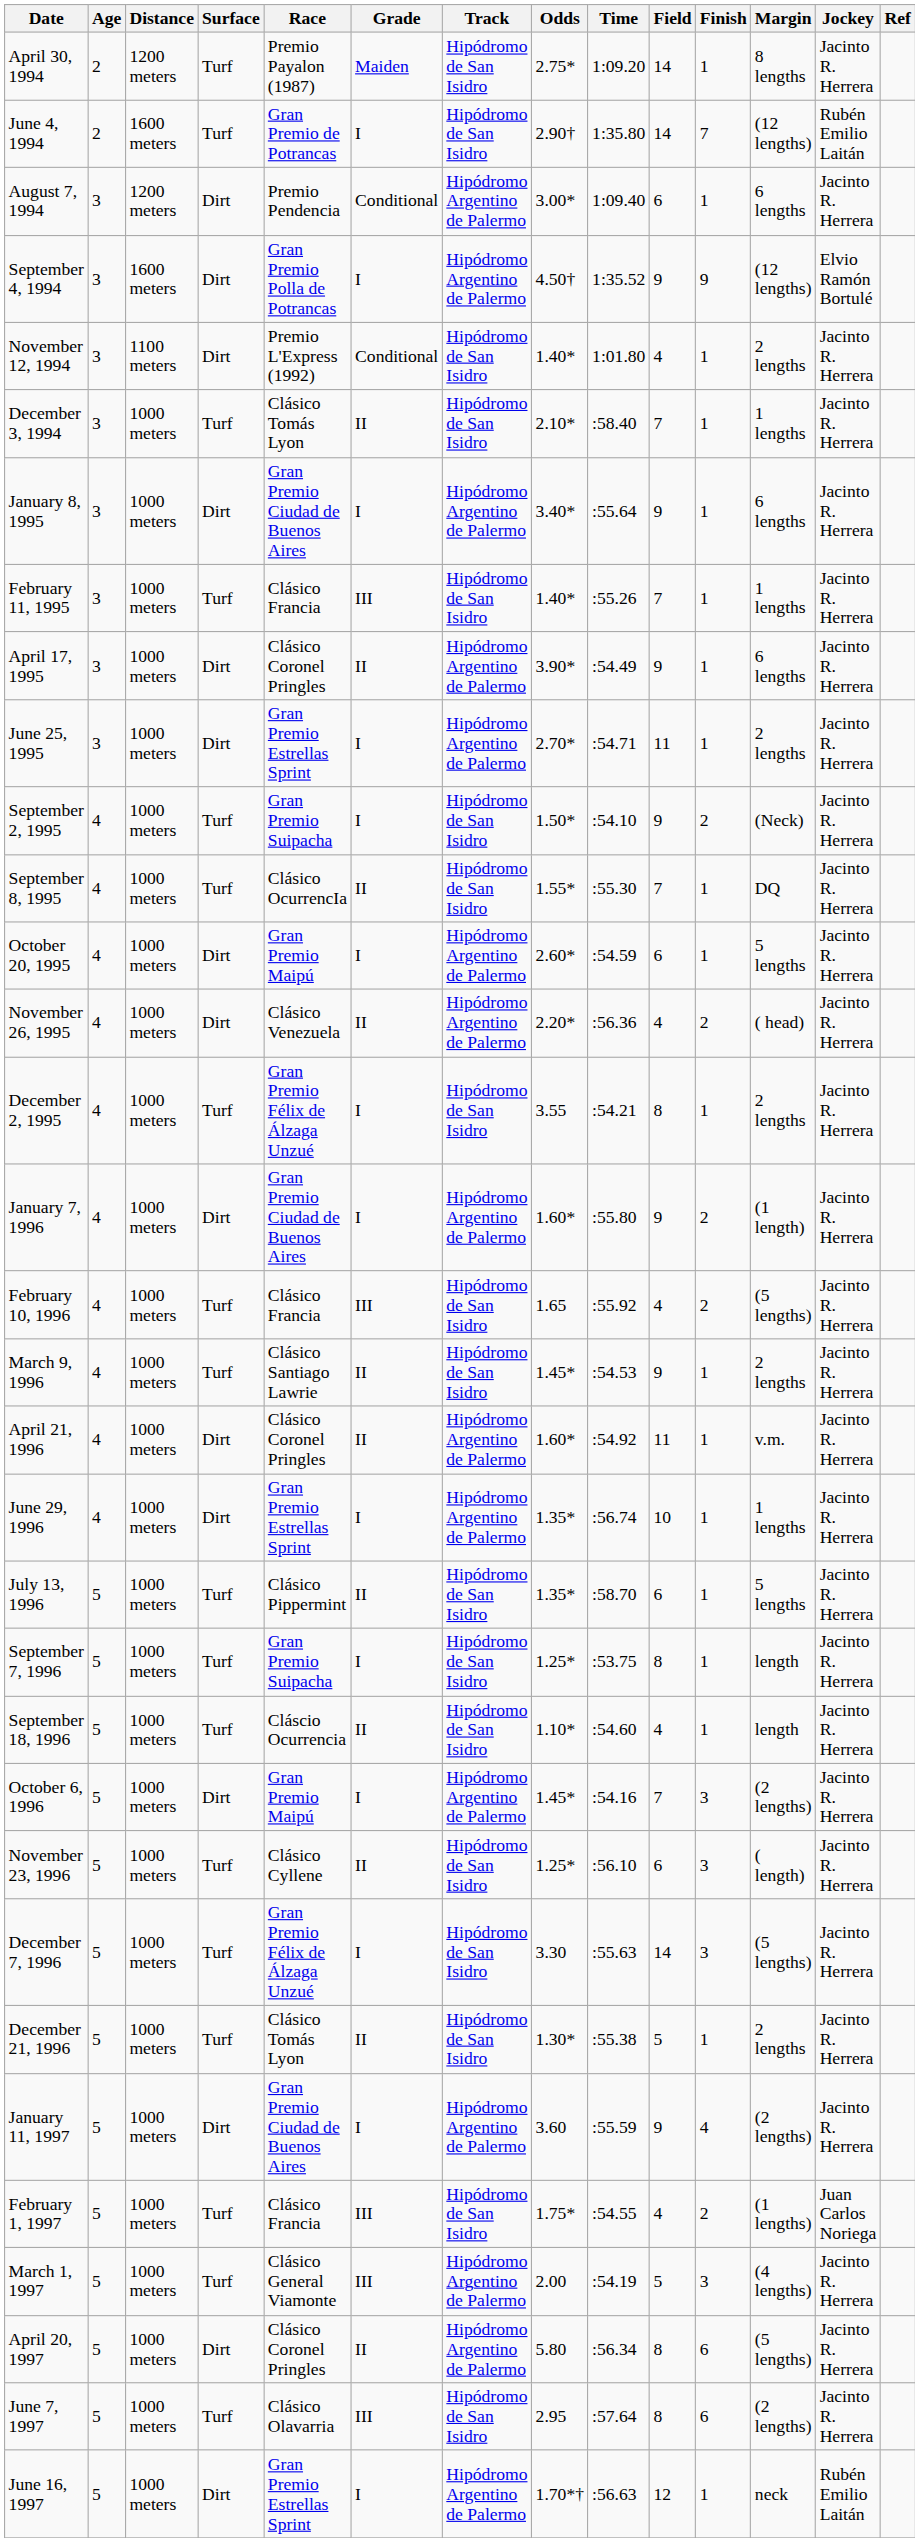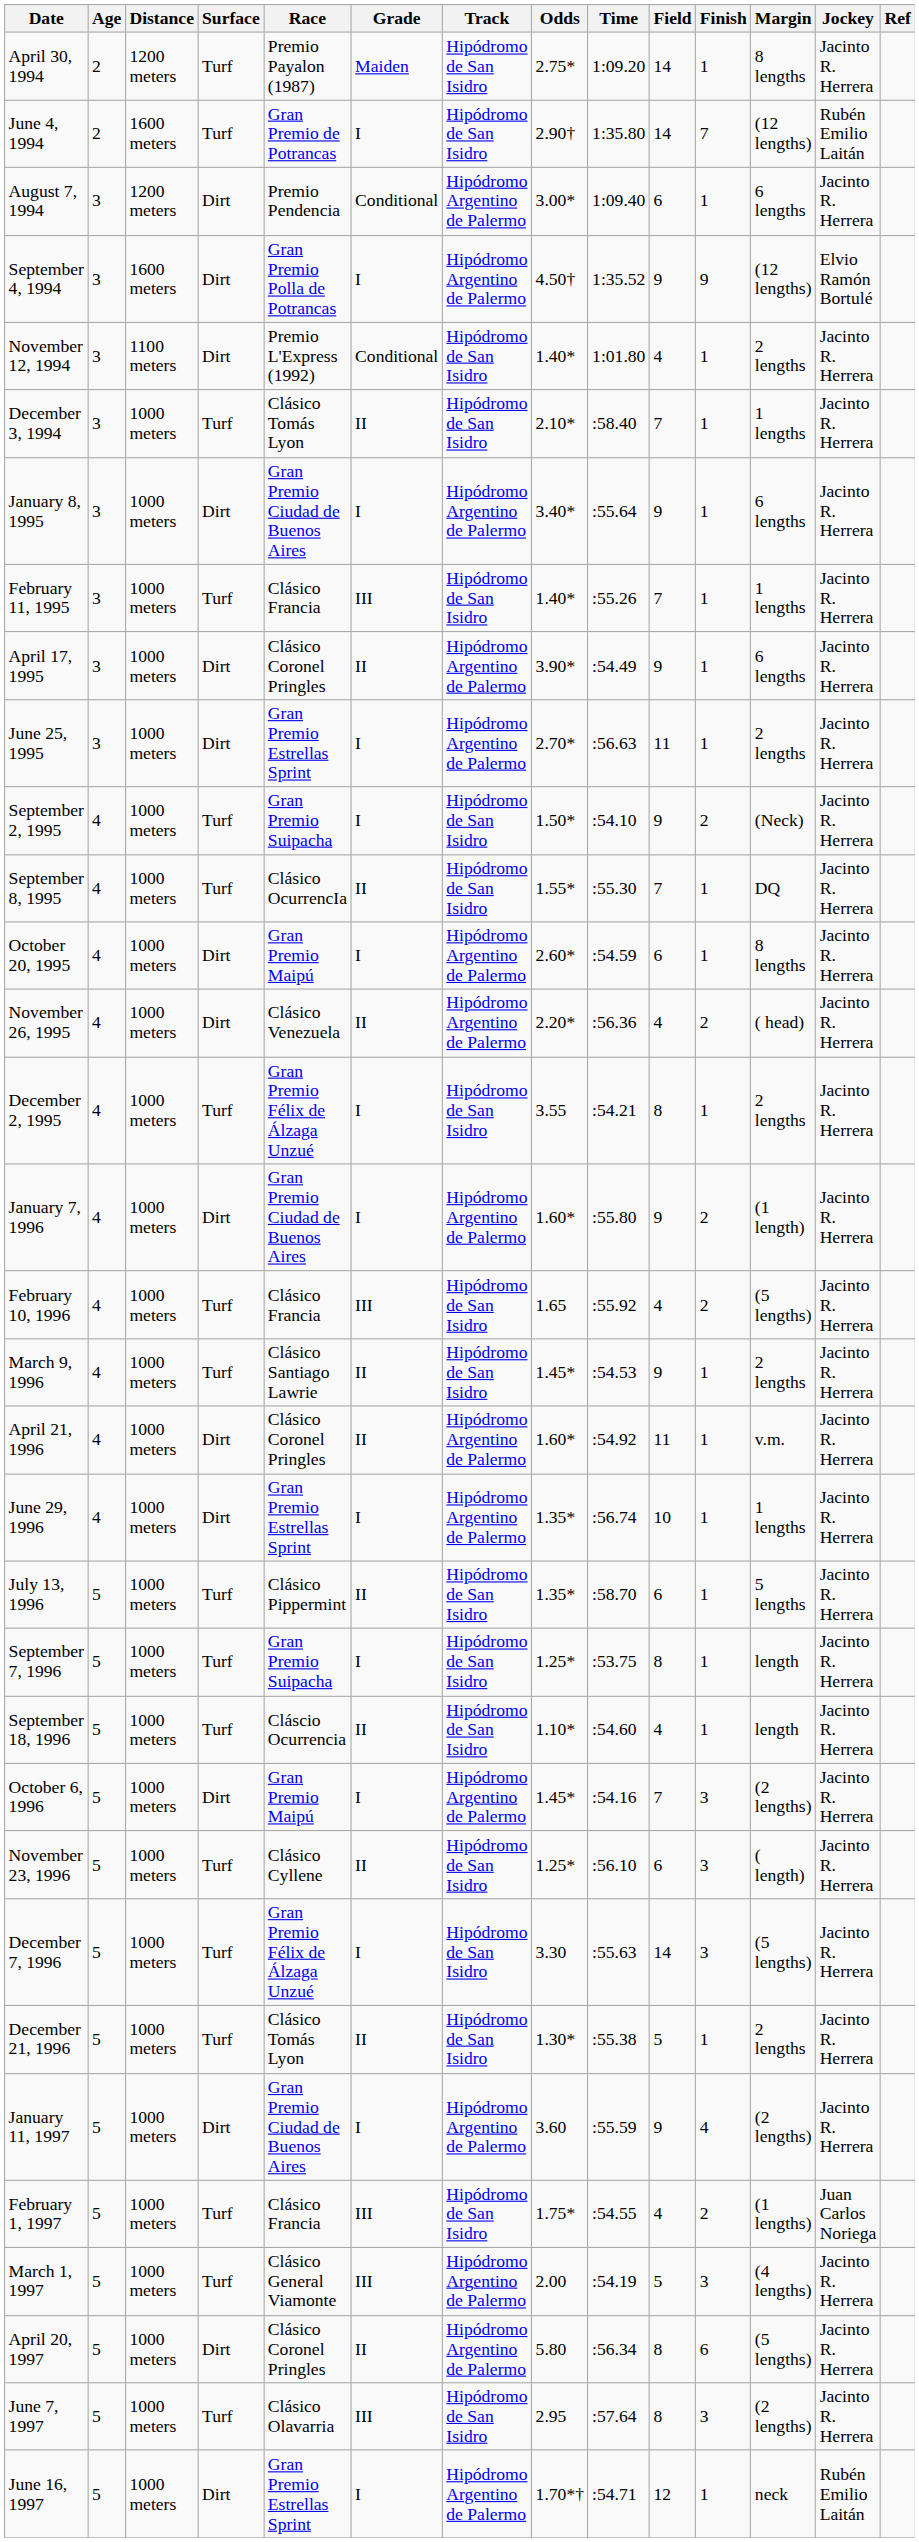(614, 743) :54.71 -> (614, 743) :56.63
(780, 955) 5 lengths -> (780, 955) 8 lengths
(704, 2416) 6 -> (704, 2416) 3
(614, 2493) :56.63 -> (614, 2493) :54.71
